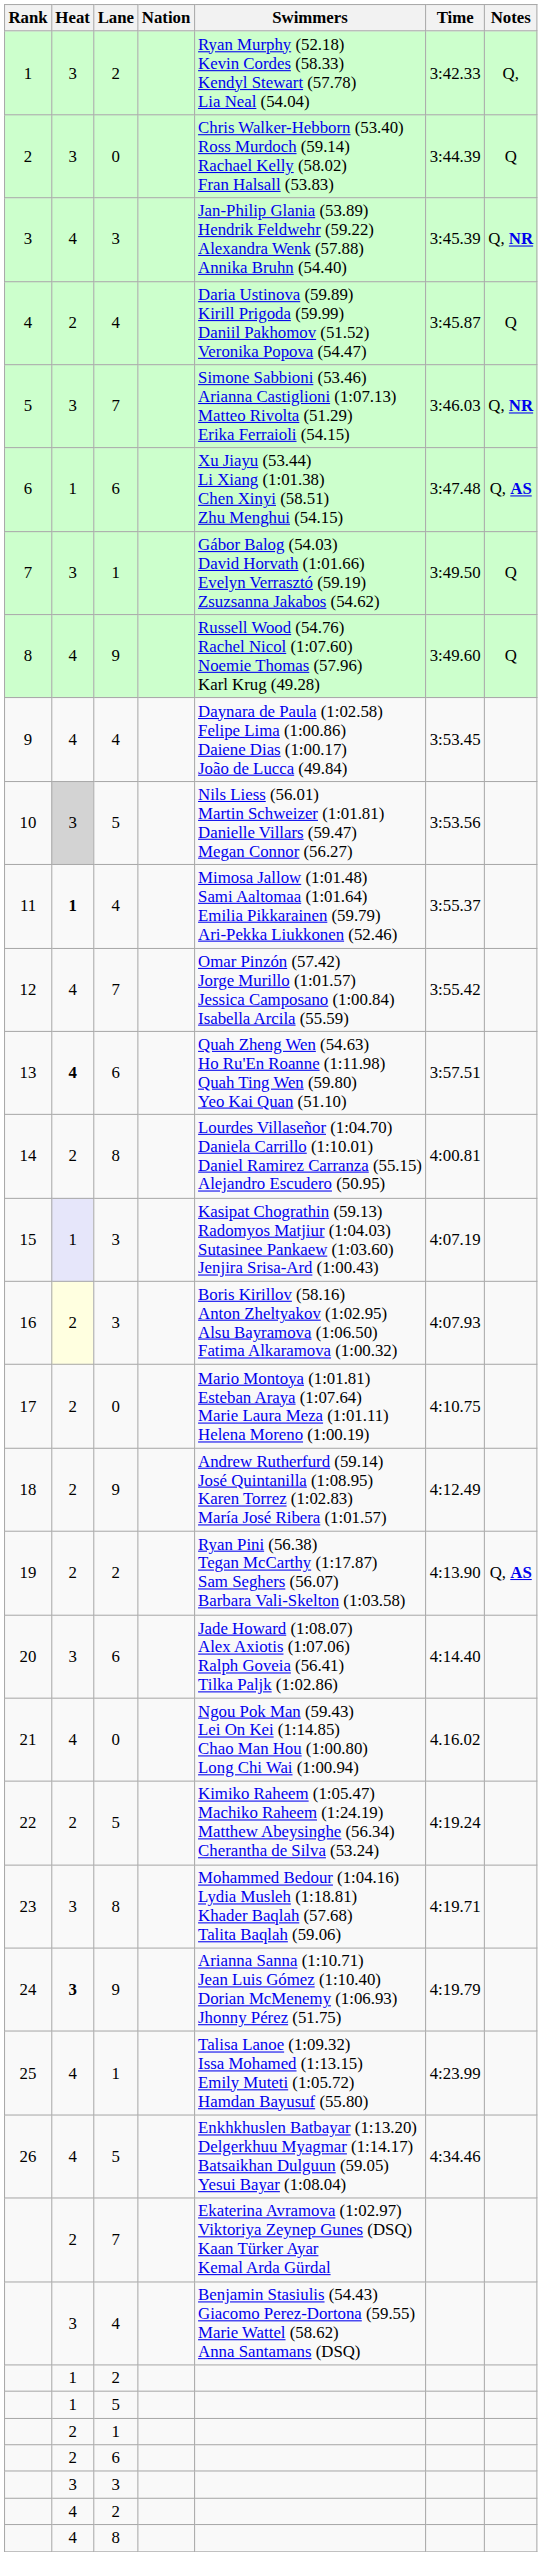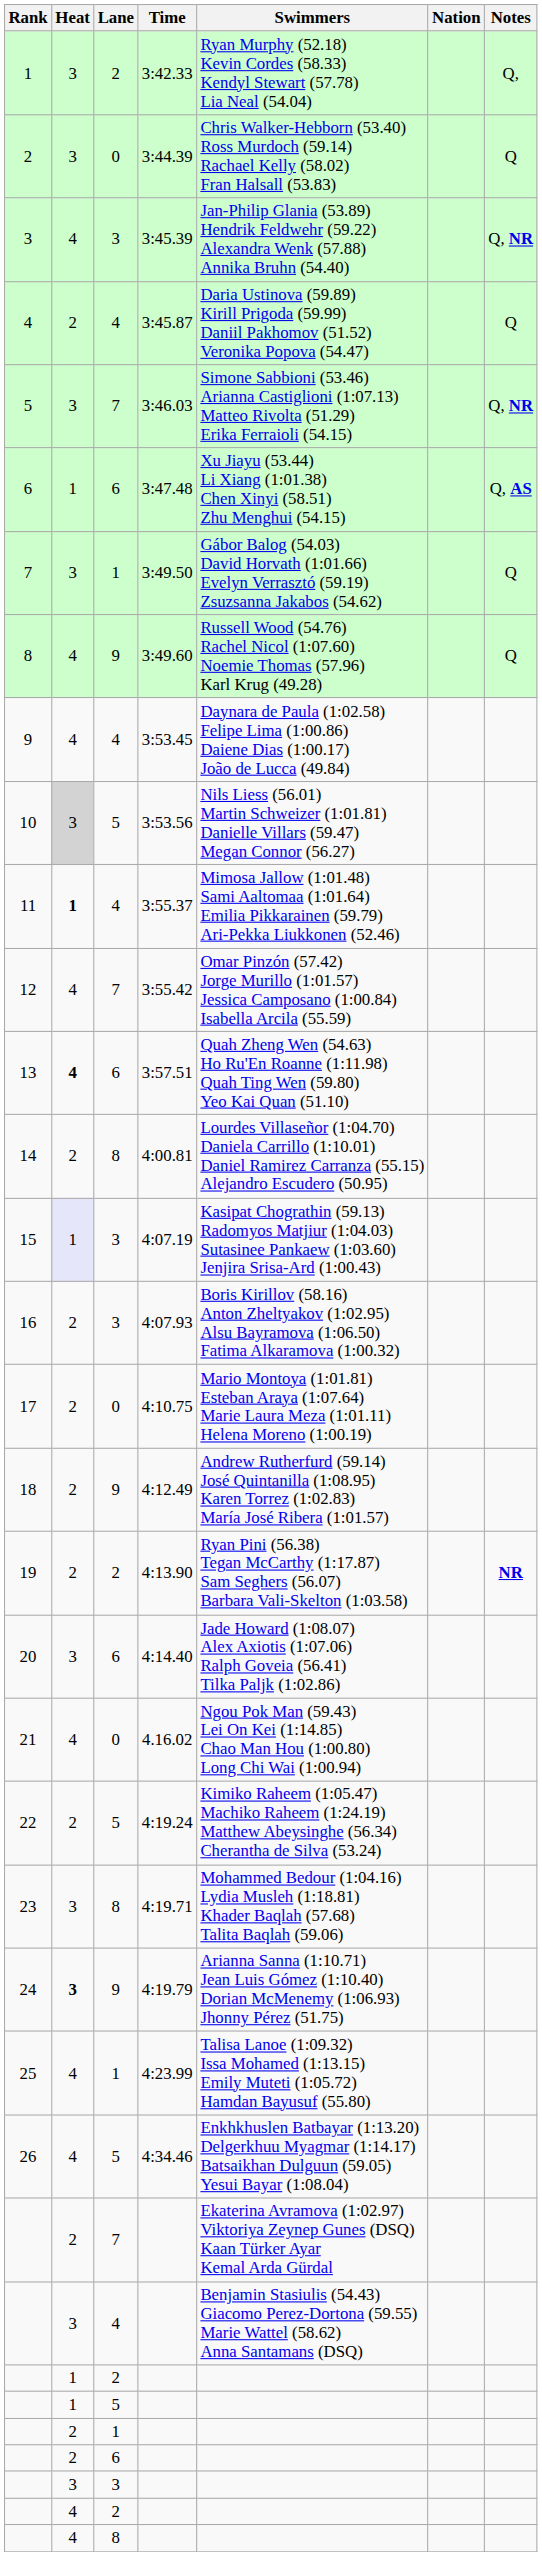columns swapped: (166, 17) <-> (455, 17)
(73, 1322) lightyellow background -> (73, 1322) no background
(511, 1573) Q, AS -> (511, 1573) NR
